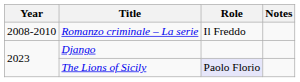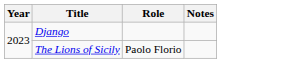- row: (130, 31)
(232, 67) lavender background -> (153, 49) no background
